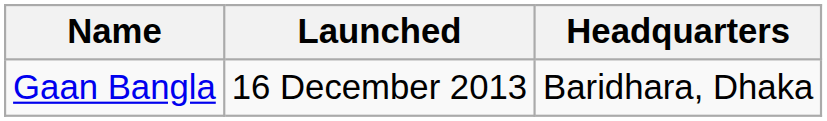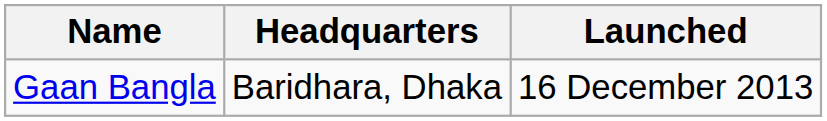columns swapped: (379, 32) <-> (678, 32)
